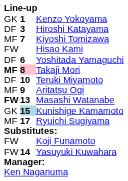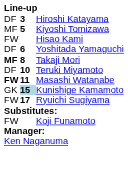- row: (72, 18)
(23, 39) 7 -> (23, 29) 5
(23, 70) pink background -> (23, 59) no background
- row: (60, 90)
(25, 100) 13 -> (25, 80) 11
(11, 121) MF -> (11, 100) FW
- row: (76, 151)
